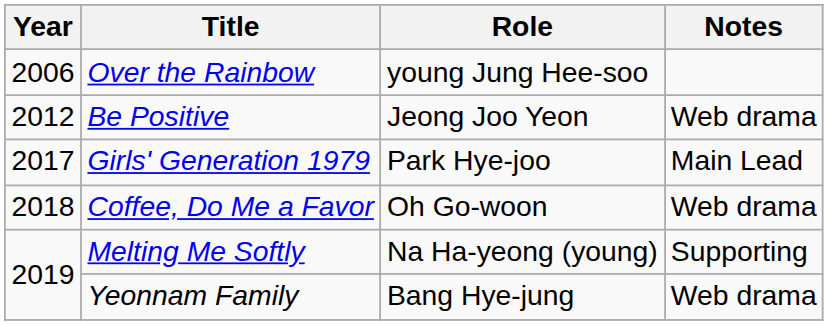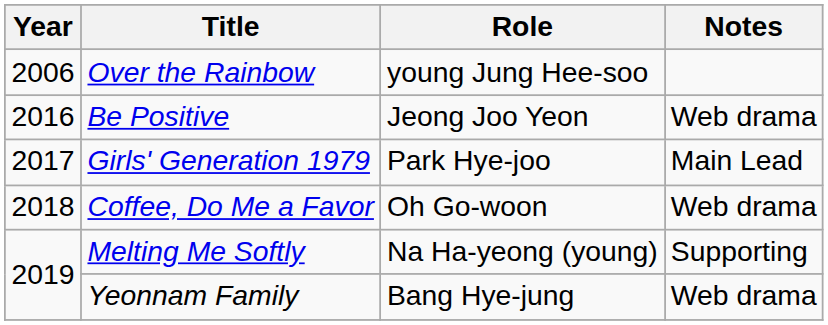(43, 116) 2012 -> (43, 116) 2016
